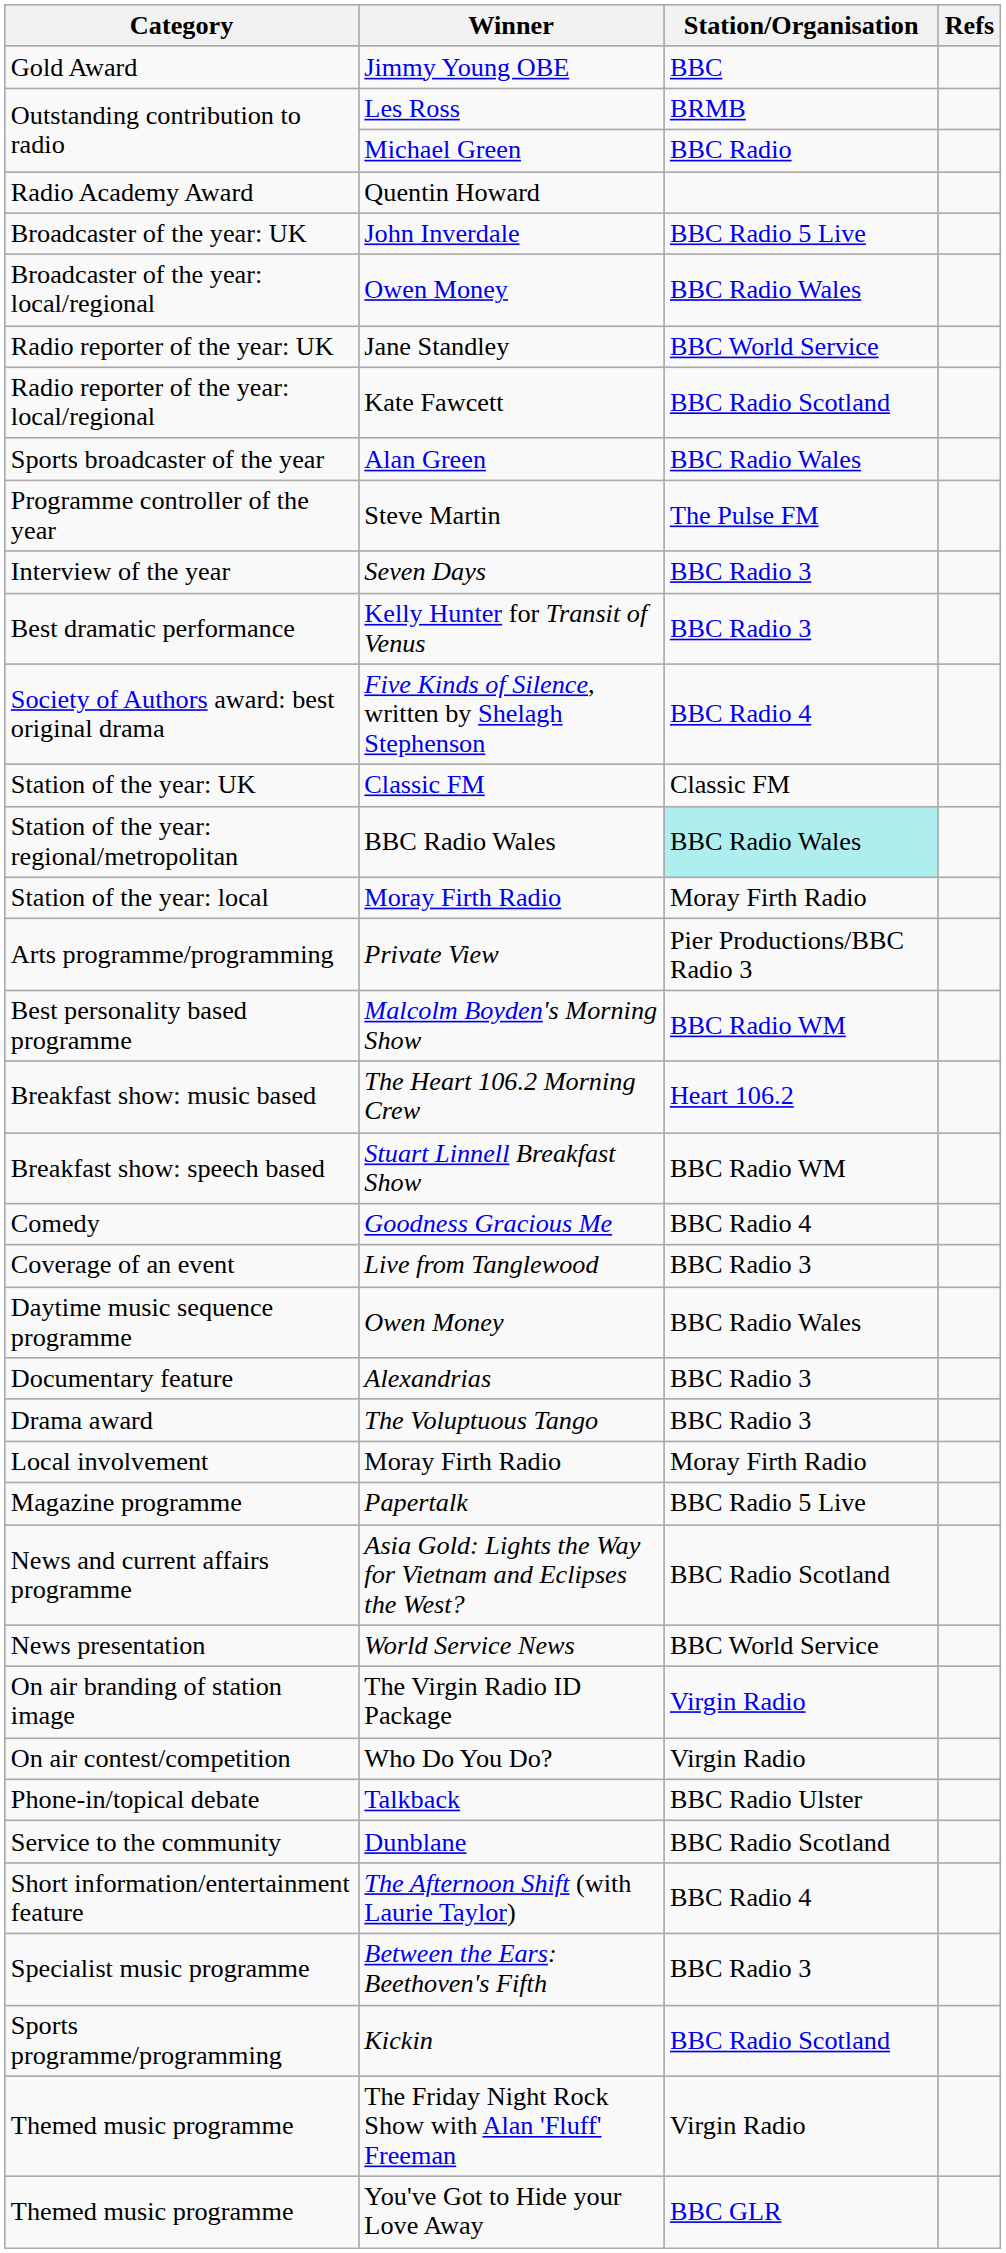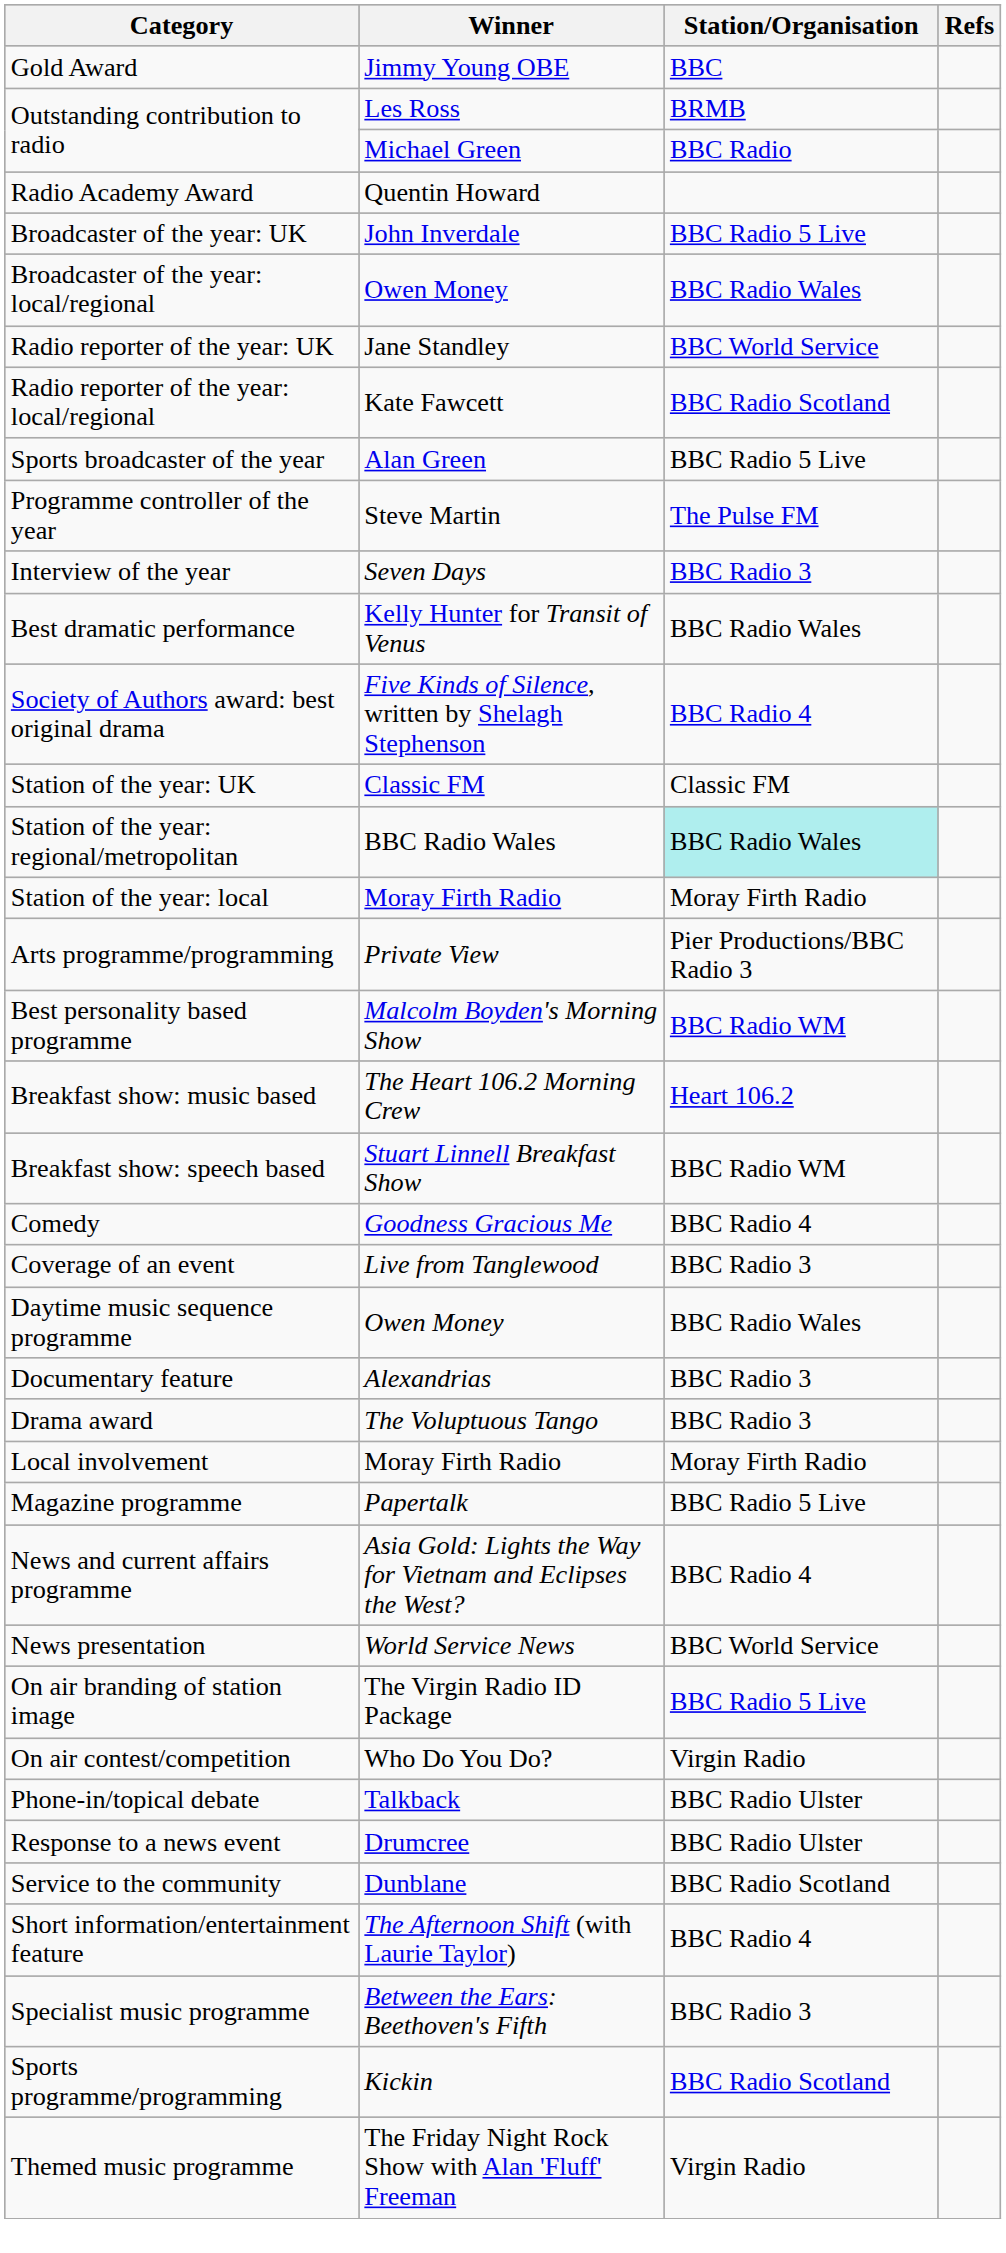(766, 458) BBC Radio Wales -> (768, 458) BBC Radio 5 Live
(741, 628) BBC Radio 3 -> (766, 628) BBC Radio Wales
(780, 1574) BBC Radio Scotland -> (741, 1574) BBC Radio 4
(738, 1701) Virgin Radio -> (768, 1701) BBC Radio 5 Live
+ row: (146, 1841)
- row: (152, 2211)
